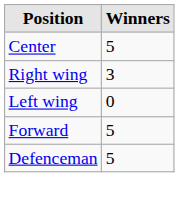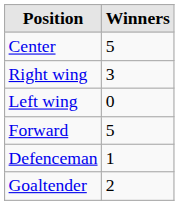(110, 158) 5 -> (110, 158) 1
+ row: (48, 185)
